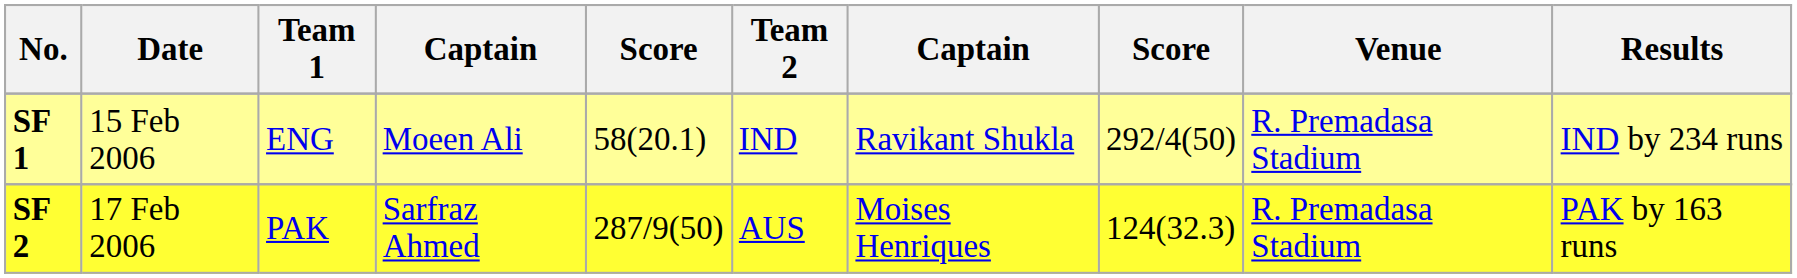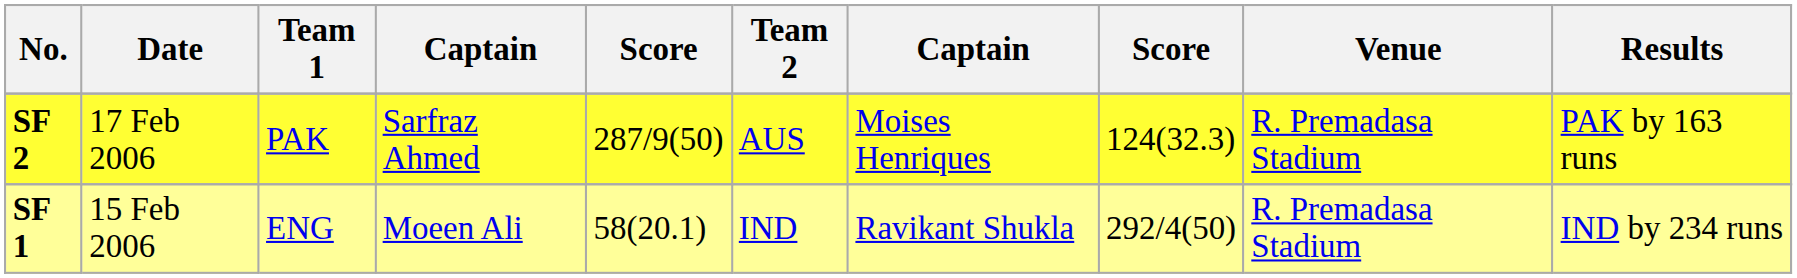rows swapped: (31, 138) <-> (31, 227)
